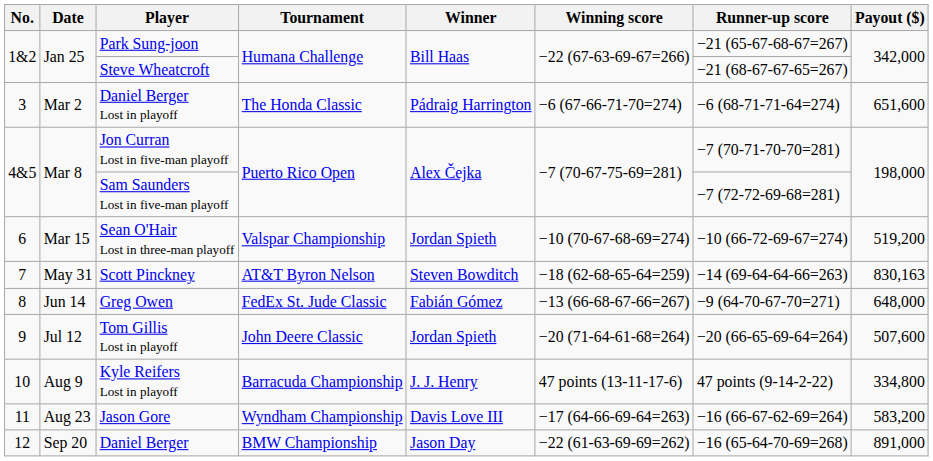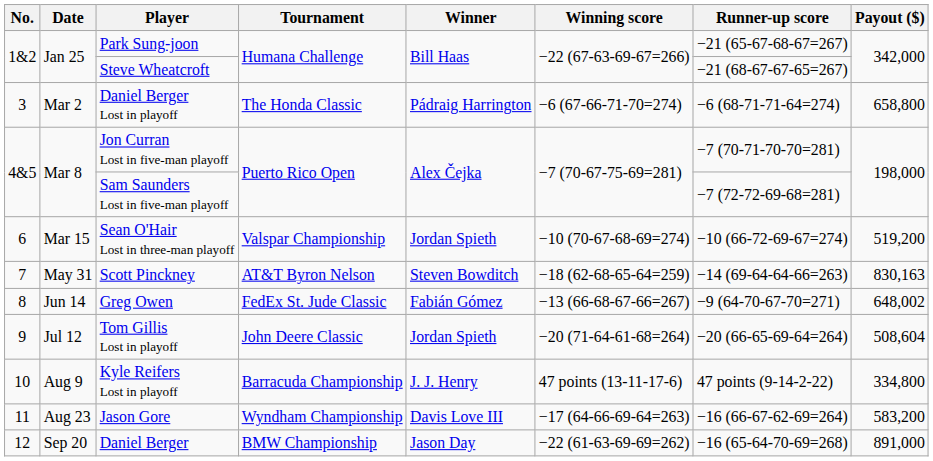(899, 105) 651,600 -> (899, 105) 658,800
(899, 301) 648,000 -> (899, 301) 648,002
(899, 336) 507,600 -> (899, 336) 508,604
